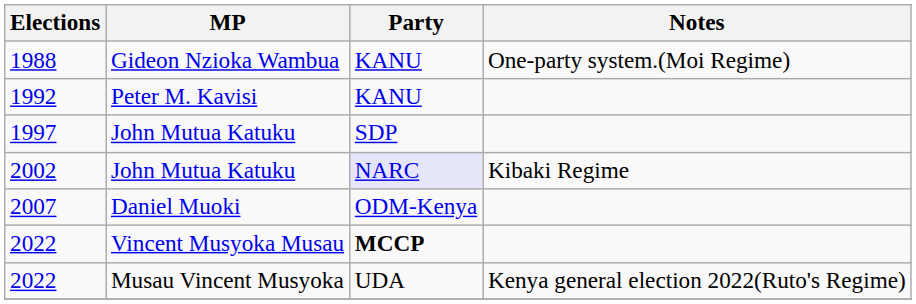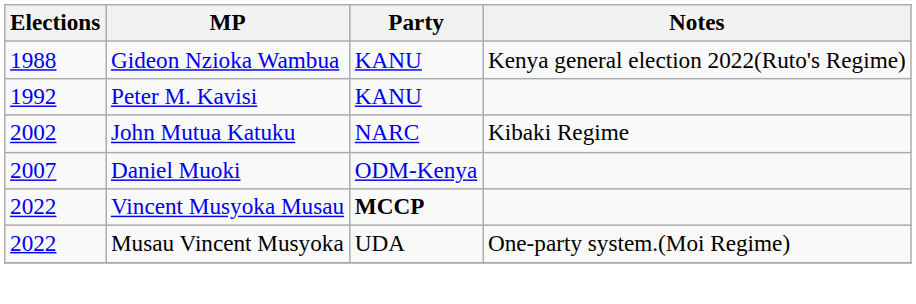(639, 59) One-party system.(Moi Regime) -> (697, 59) Kenya general election 2022(Ruto's Regime)
- row: (33, 133)
(387, 170) lavender background -> (387, 133) no background
(697, 280) Kenya general election 2022(Ruto's Regime) -> (639, 243) One-party system.(Moi Regime)
